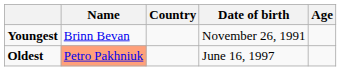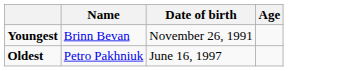- column: (173, 14)
(104, 55) lightsalmon background -> (104, 55) no background
